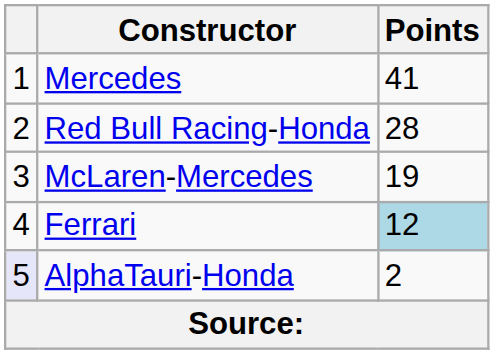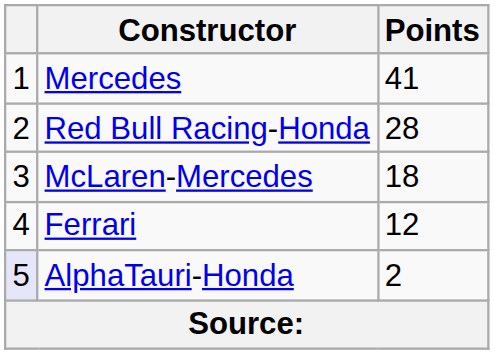(402, 177) 19 -> (402, 177) 18
(402, 226) lightblue background -> (402, 226) no background
